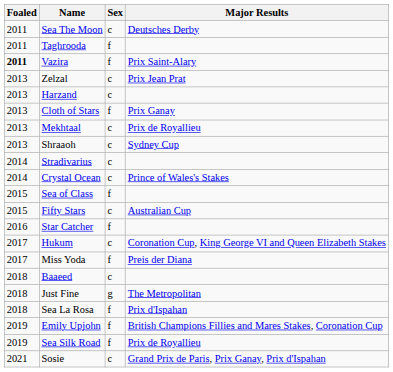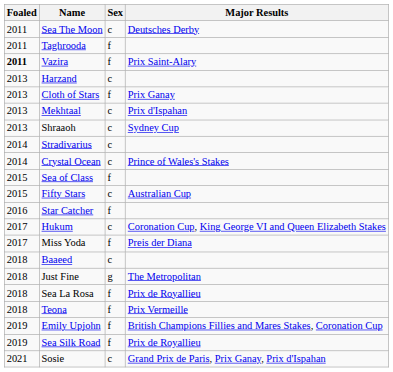- row: (55, 78)
(164, 128) Prix de Royallieu -> (157, 111) Prix d'Ispahan
(157, 309) Prix d'Ispahan -> (164, 293) Prix de Royallieu
+ row: (54, 309)
